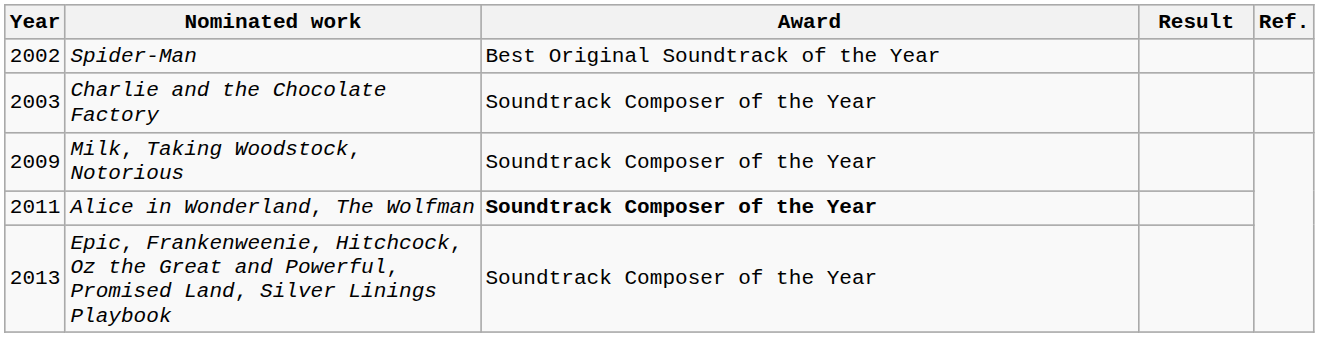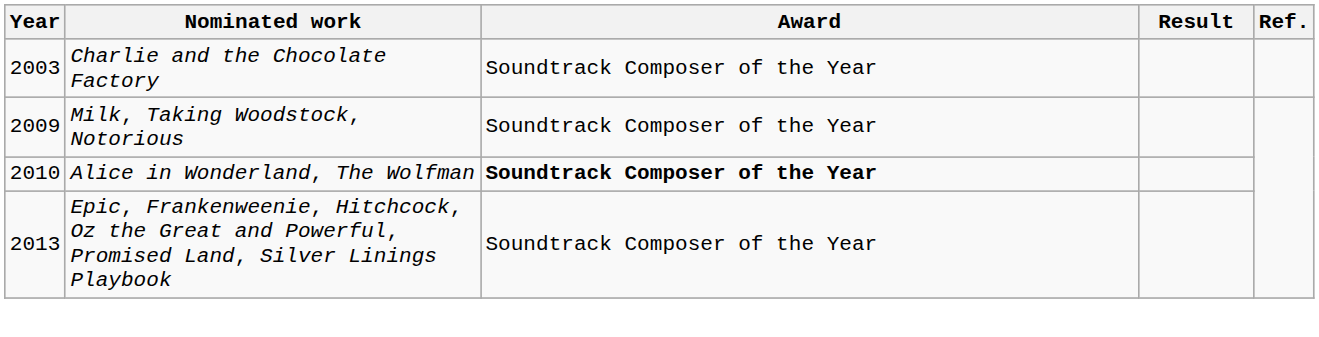- row: (134, 56)
(35, 208) 2011 -> (35, 174) 2010
